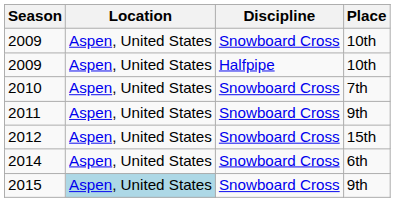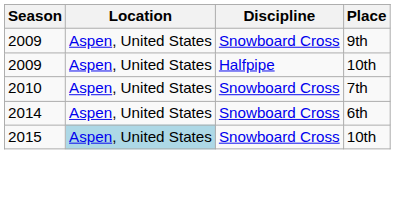(361, 40) 10th -> (357, 40) 9th
- row: (24, 112)
- row: (25, 137)
(357, 185) 9th -> (361, 137) 10th
